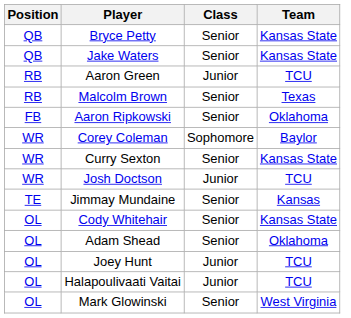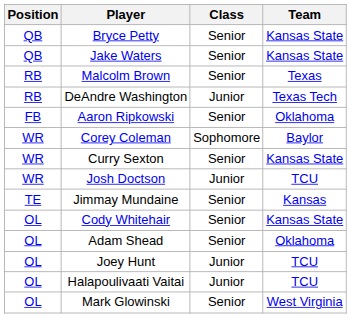- row: (123, 76)
+ row: (126, 96)
